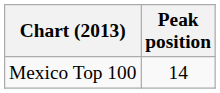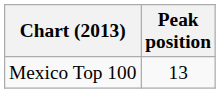(178, 72) 14 -> (178, 72) 13
